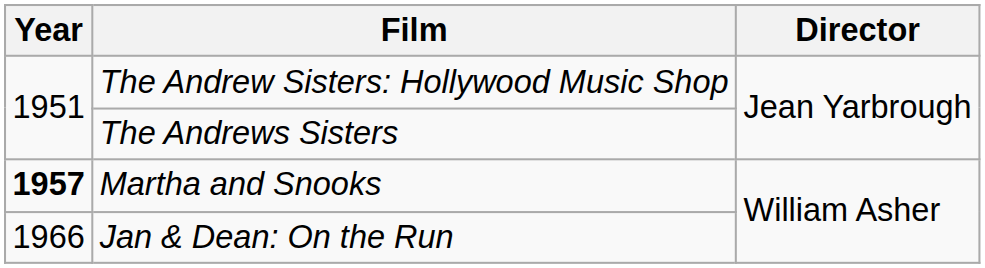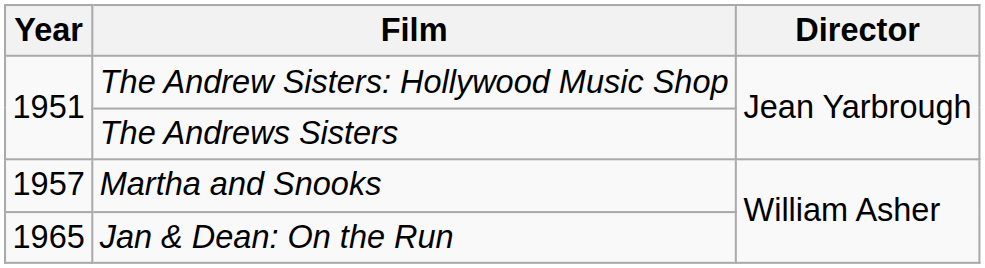(49, 184) bold -> (49, 184) normal
(49, 236) 1966 -> (49, 236) 1965
